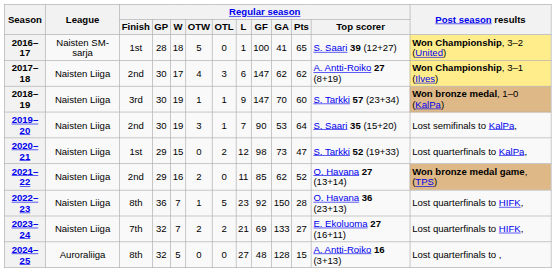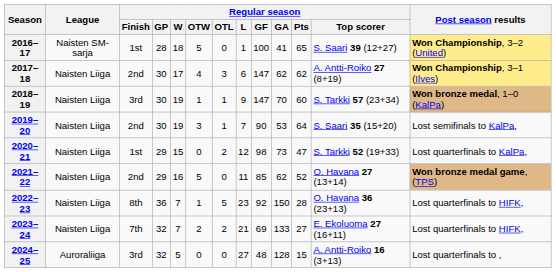(199, 177) 2 -> (199, 177) 5
(136, 255) 8th -> (136, 255) 3rd
